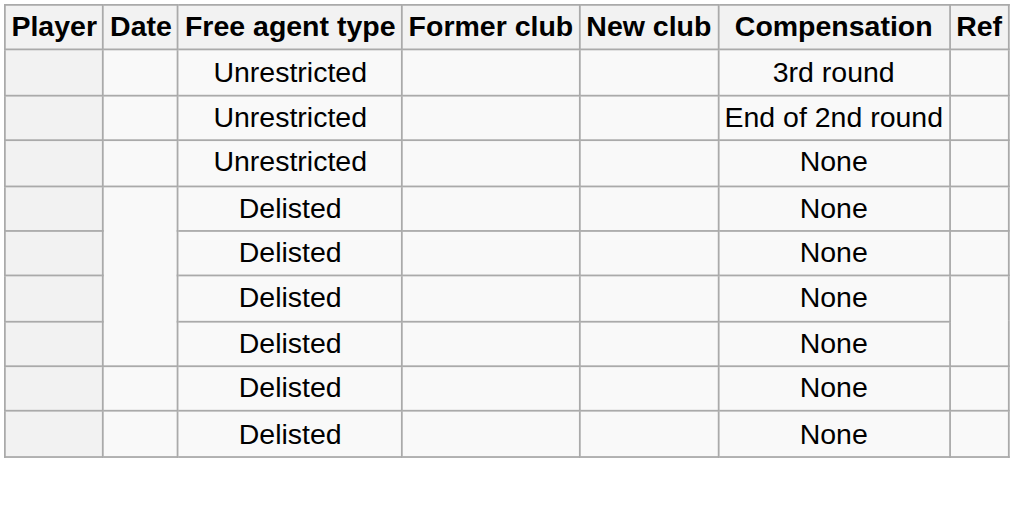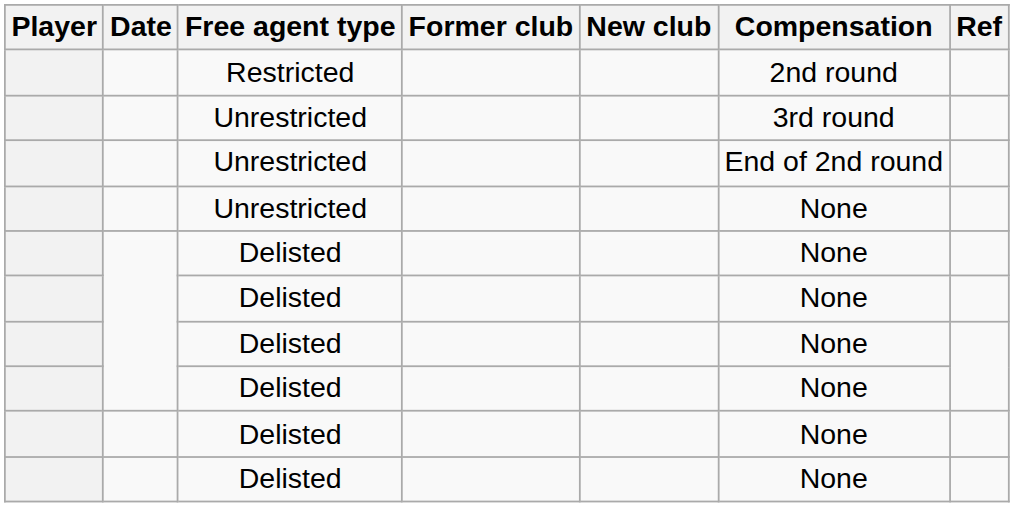+ row: (54, 73)
